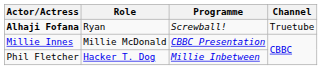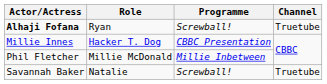(125, 42) Millie McDonald -> (125, 42) Hacker T. Dog
(119, 57) Hacker T. Dog -> (130, 57) Millie McDonald
+ row: (45, 72)
